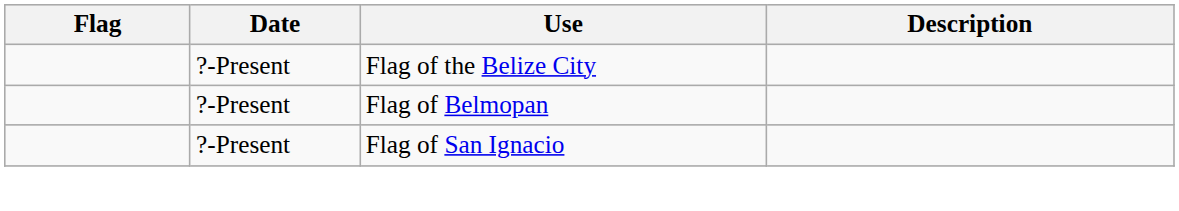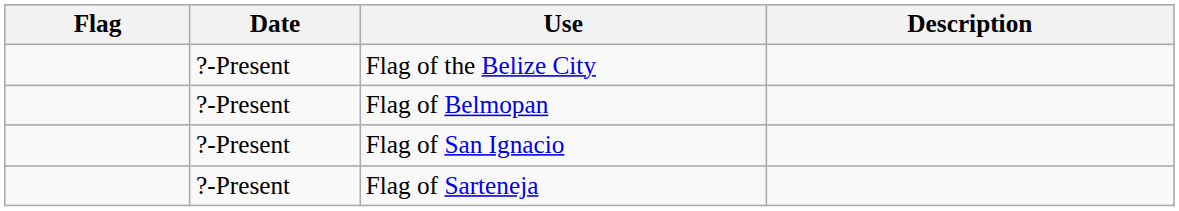+ row: (452, 184)
